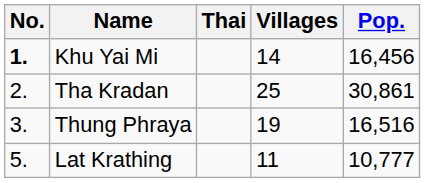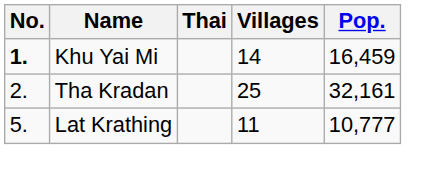(381, 56) 16,456 -> (362, 56) 16,459
(381, 90) 30,861 -> (362, 90) 32,161
- row: (123, 125)
